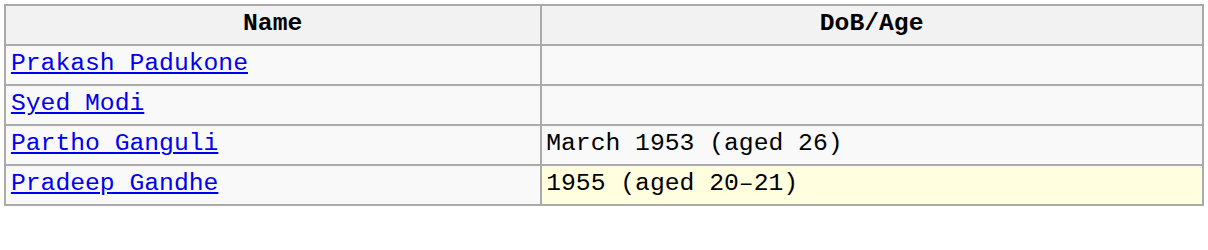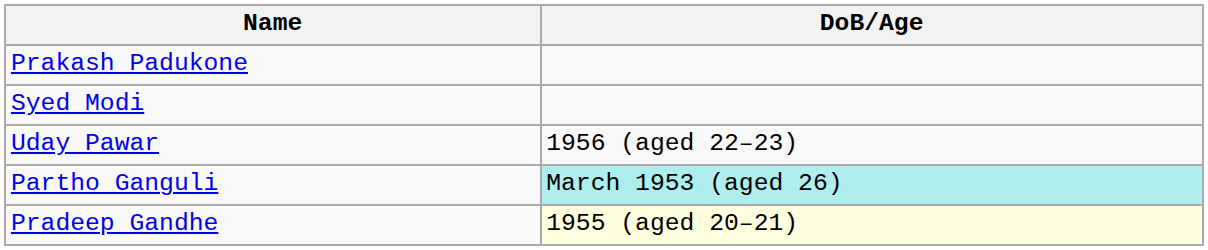+ row: (85, 145)
(694, 145) no background -> (694, 185) paleturquoise background
